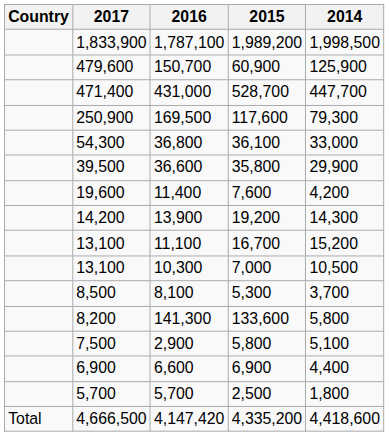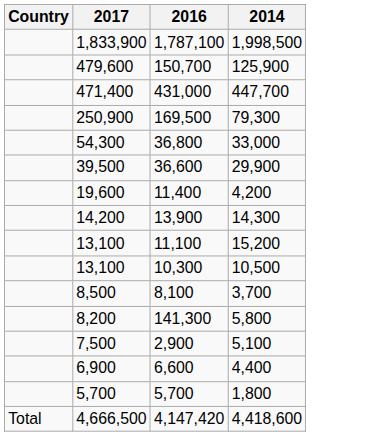- column: (267, 17)
